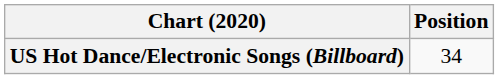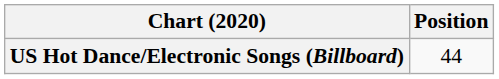(451, 55) 34 -> (451, 55) 44
